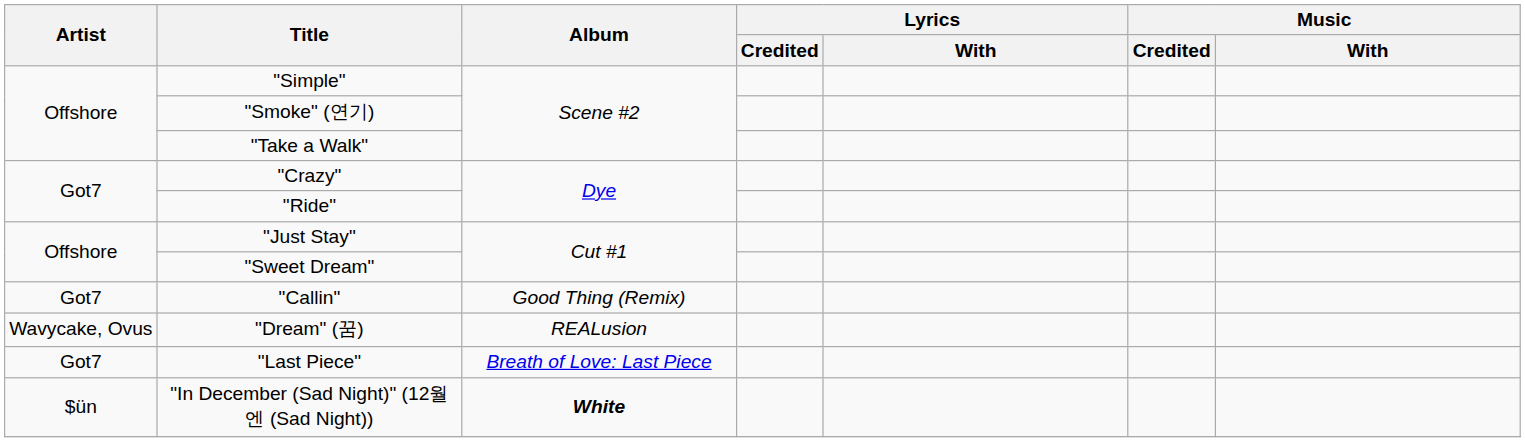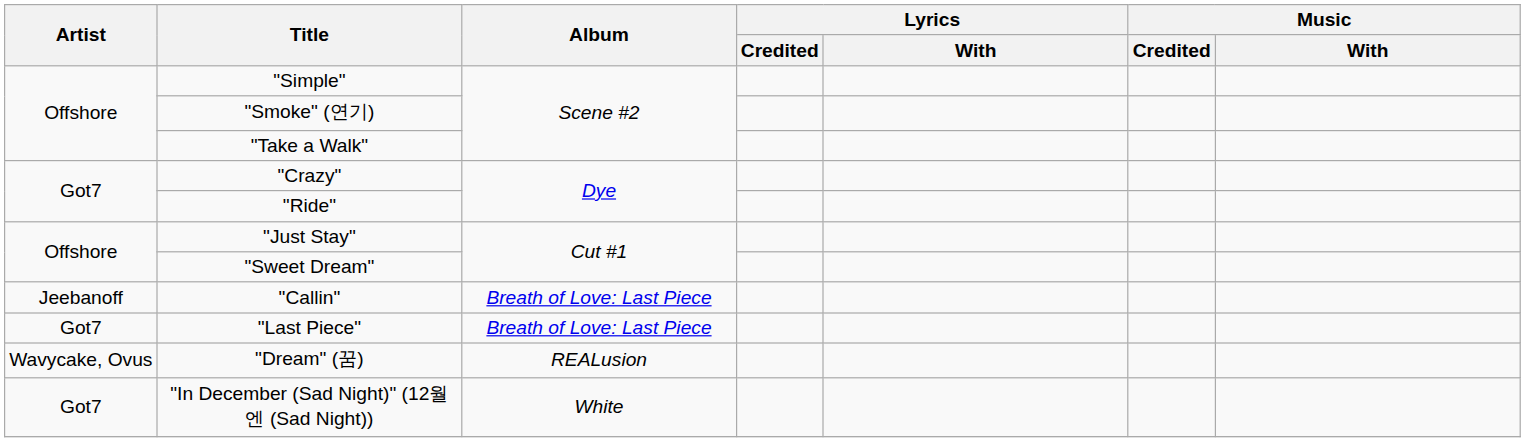(81, 297) Got7 -> (81, 297) Jeebanoff
(599, 297) Good Thing (Remix) -> (599, 297) Breath of Love: Last Piece
rows swapped: (309, 361) <-> (309, 329)
(81, 406) $ün -> (81, 406) Got7
(599, 406) bold -> (599, 406) normal
